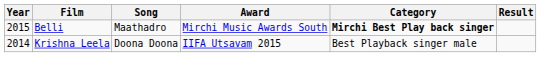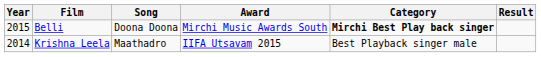(140, 28) Maathadro -> (146, 28) Doona Doona
(146, 44) Doona Doona -> (140, 44) Maathadro
